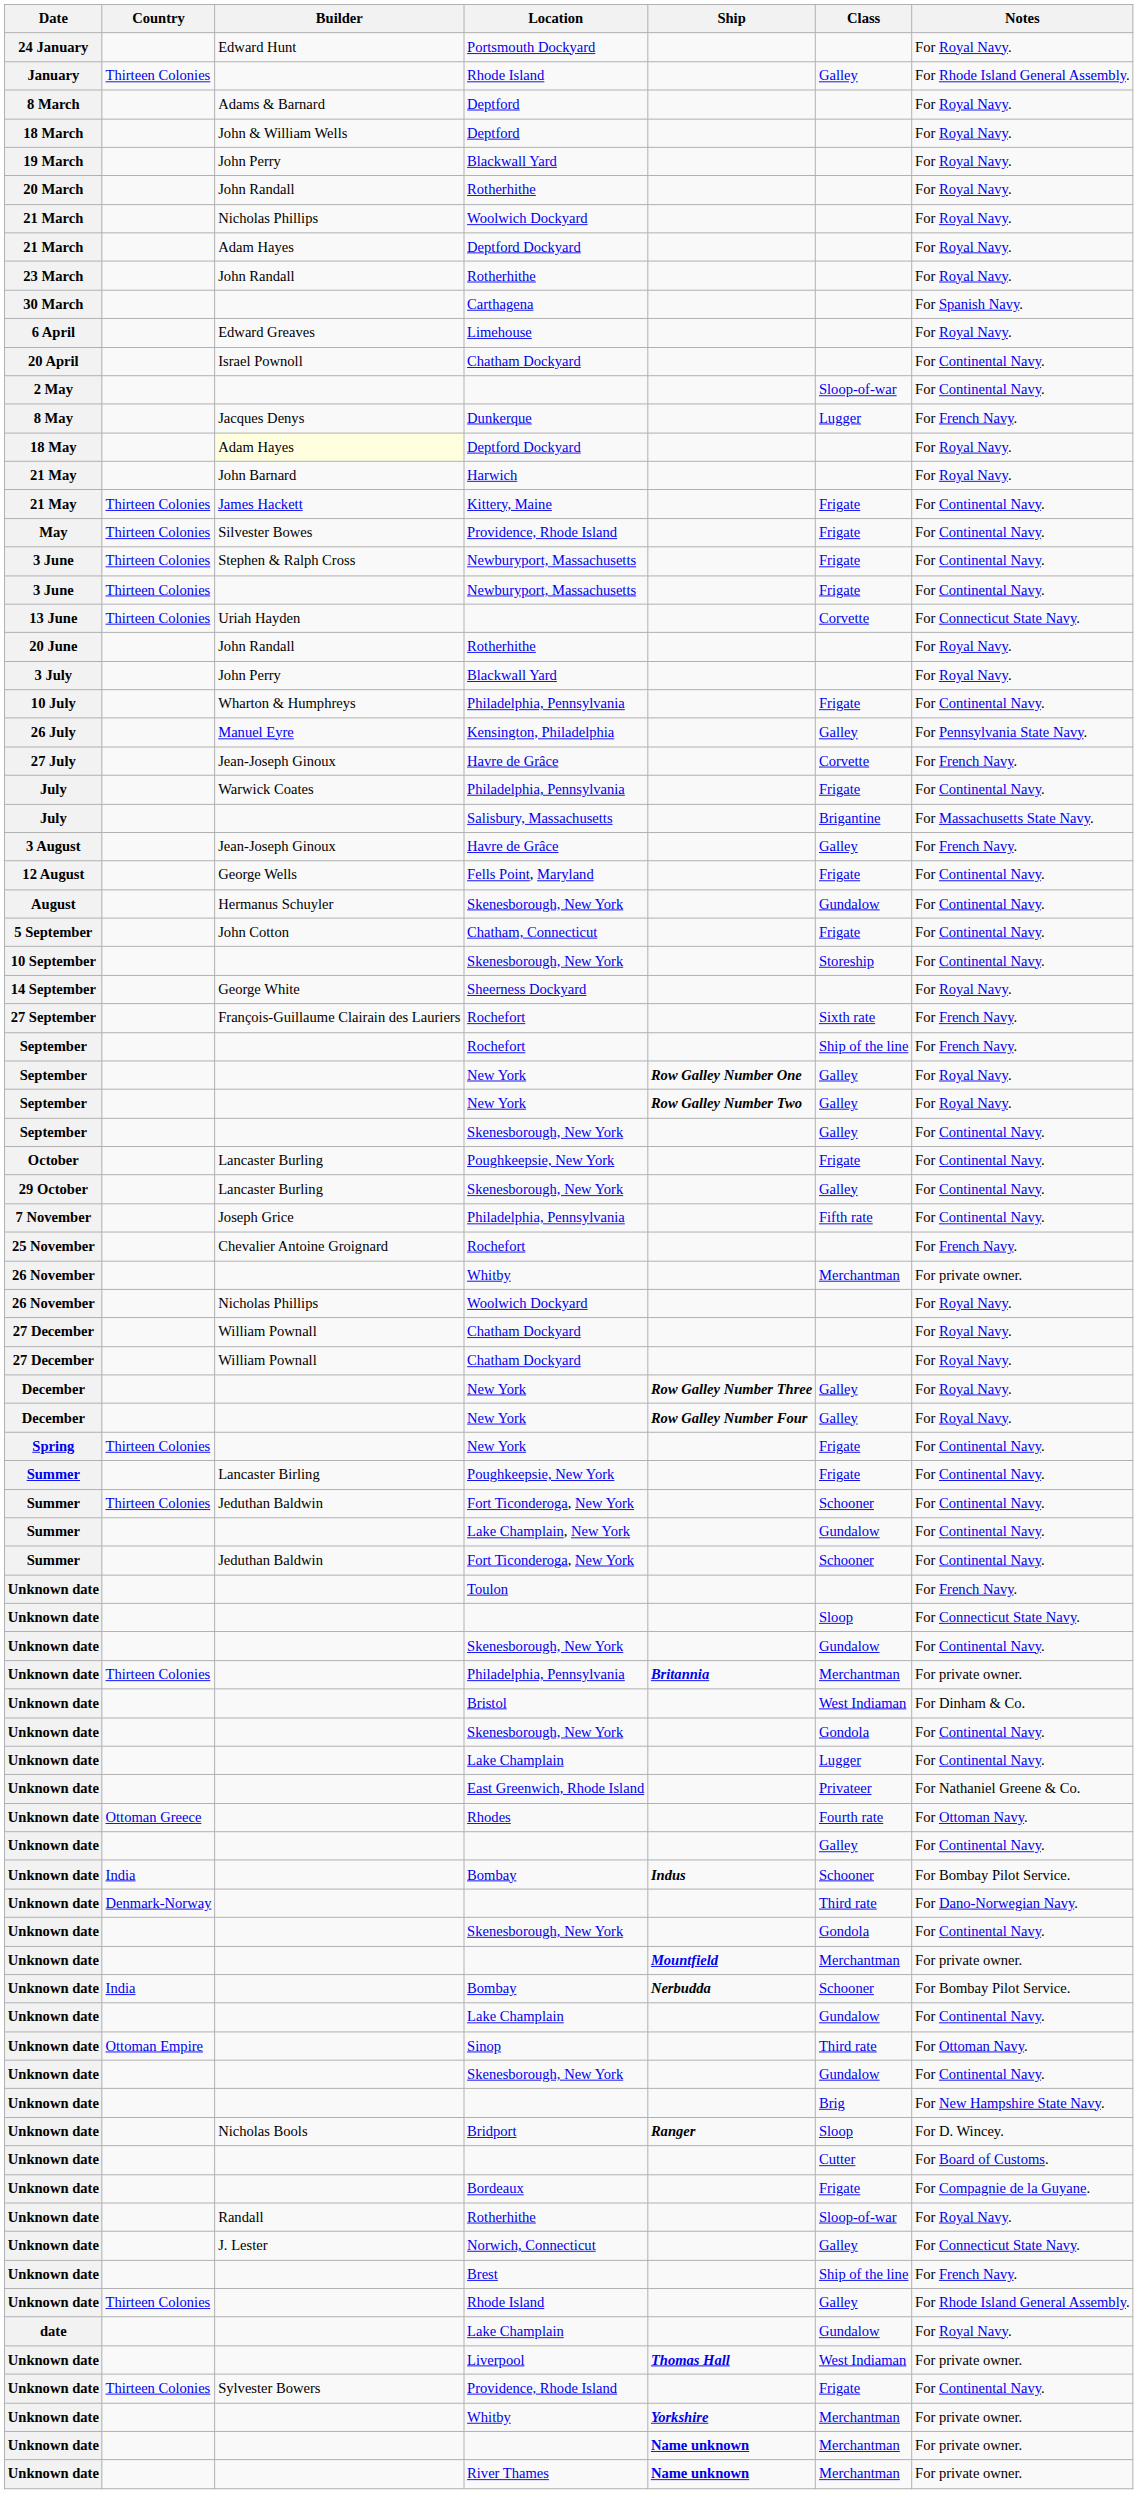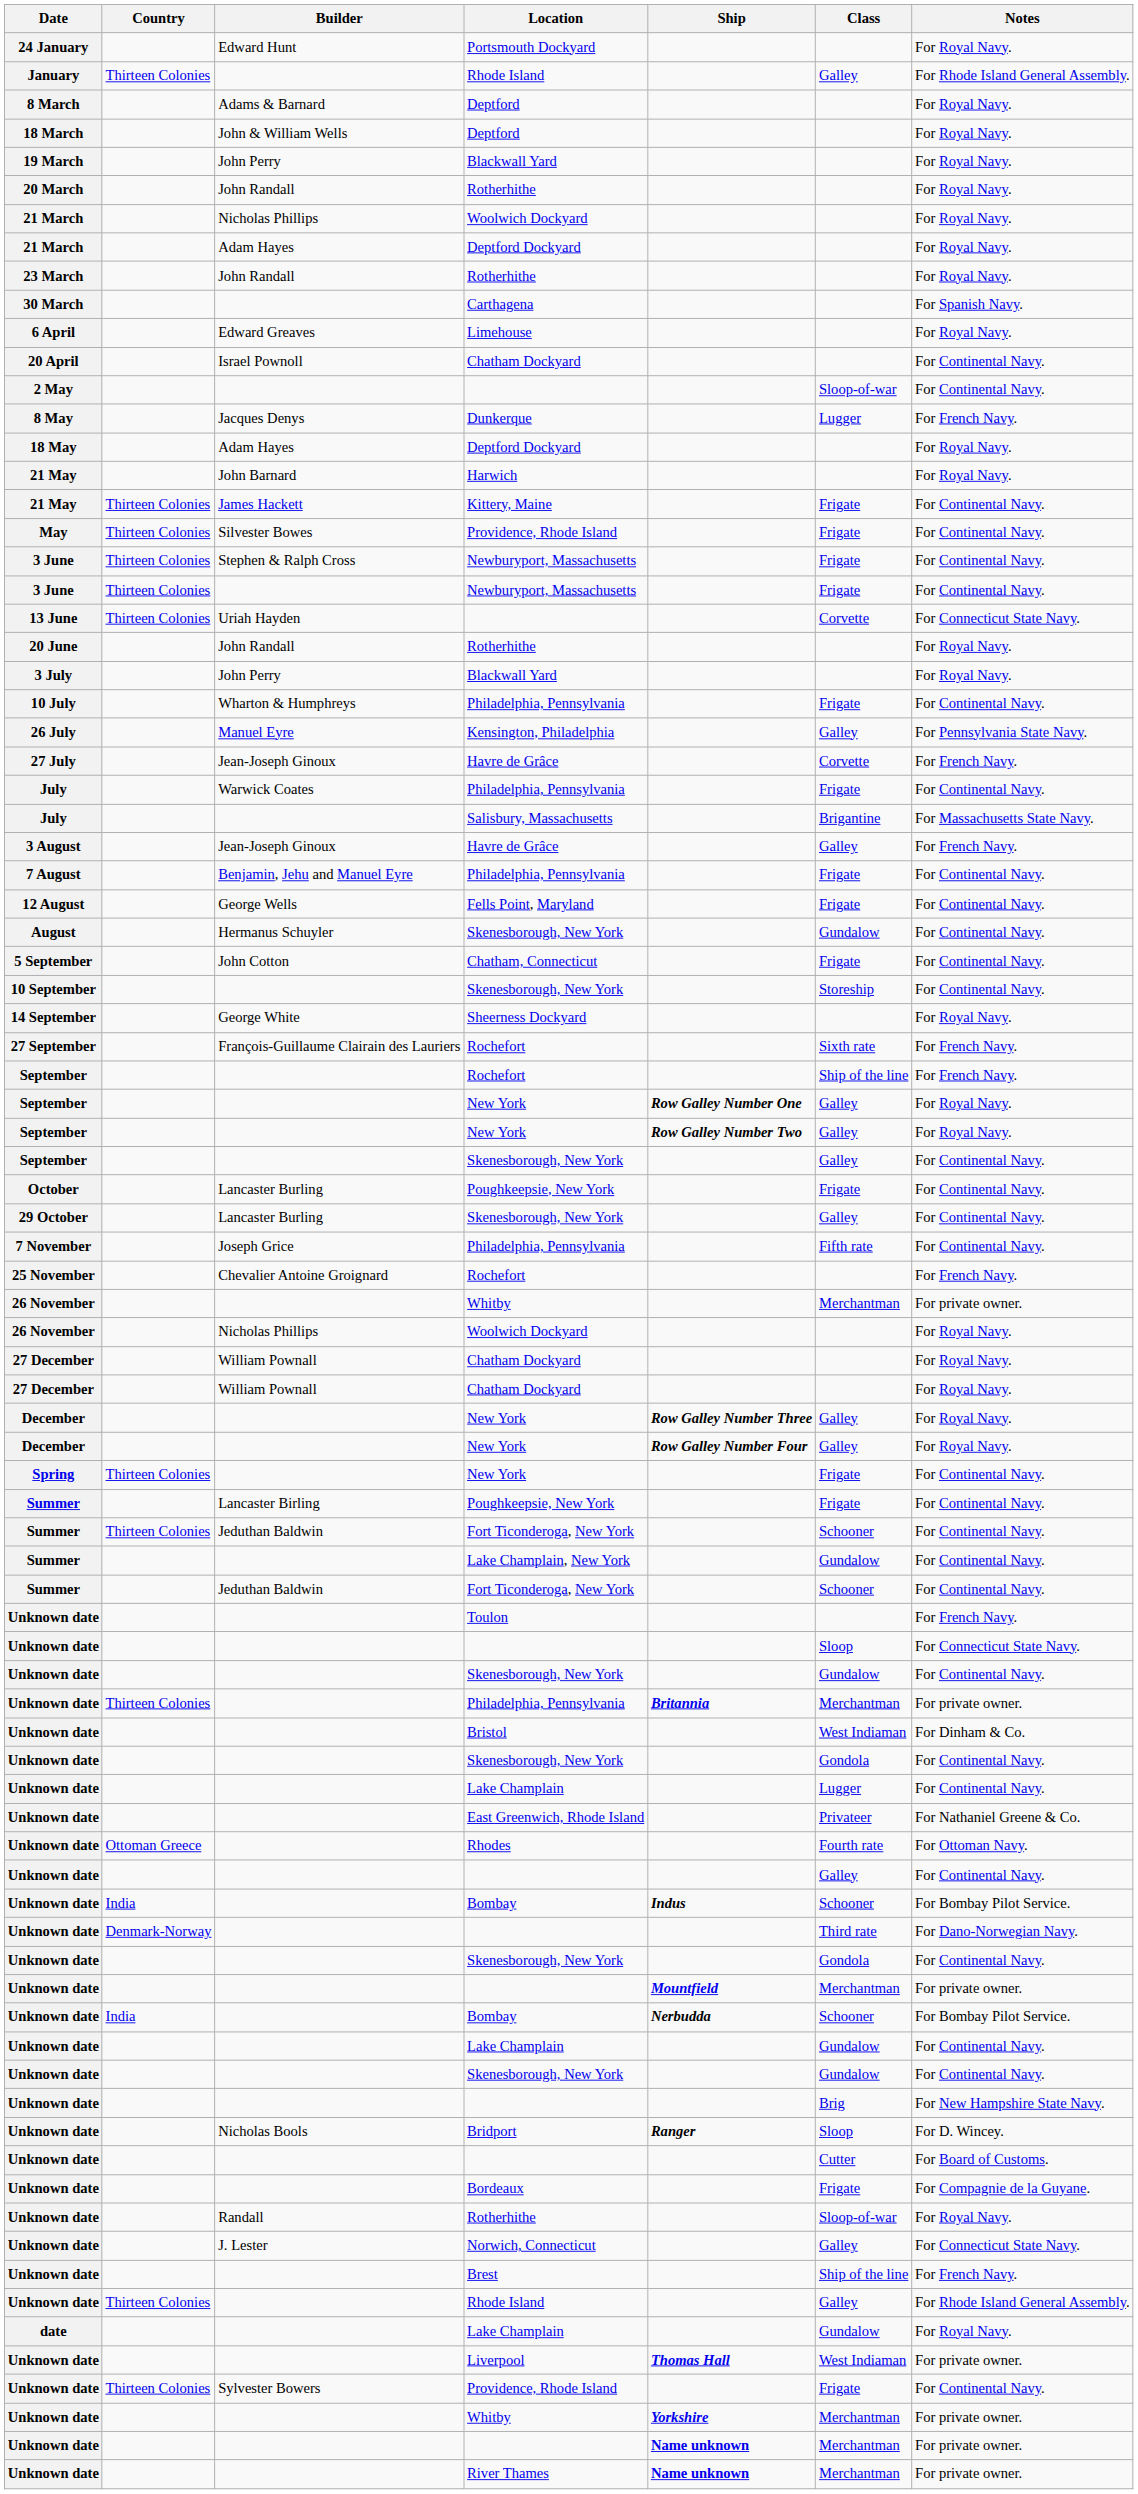(256, 447) lightyellow background -> (256, 447) no background
+ row: (53, 875)
- row: (53, 2045)
